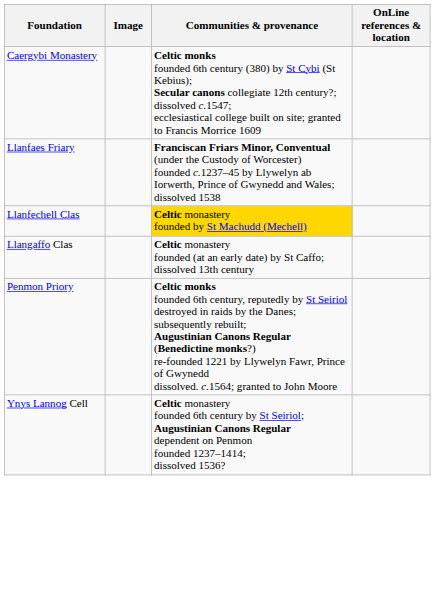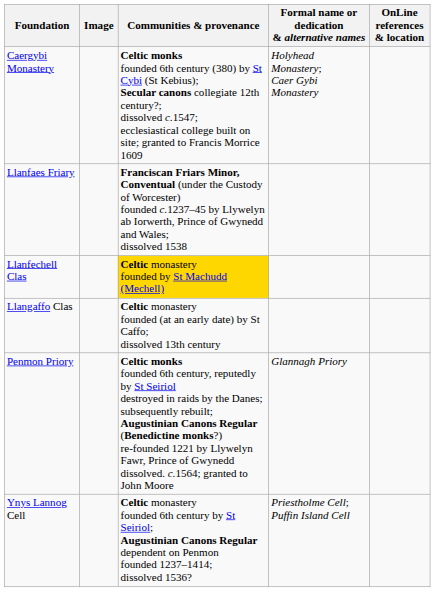+ column: (319, 25)
